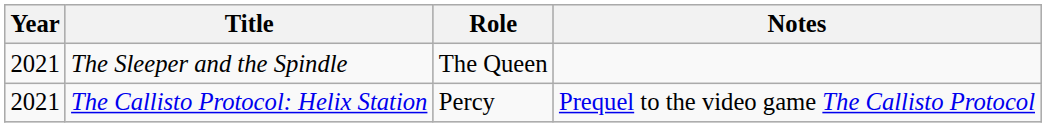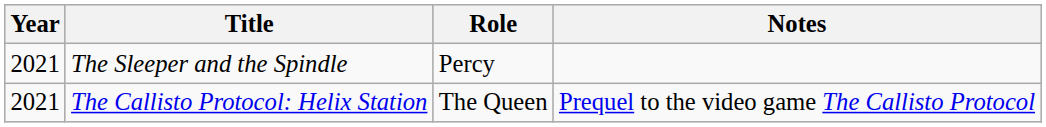(493, 63) The Queen -> (467, 63) Percy
(467, 102) Percy -> (493, 102) The Queen
